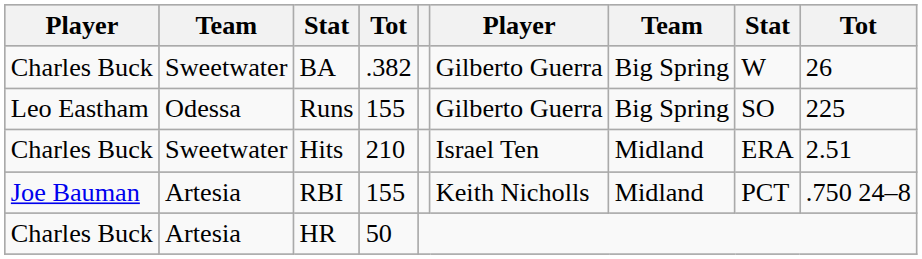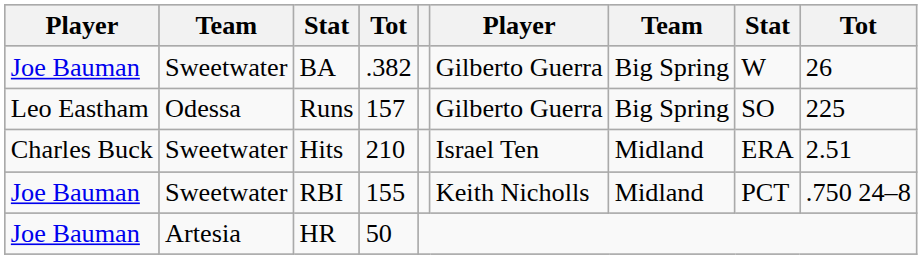(82, 66) Charles Buck -> (75, 66) Joe Bauman
(385, 108) 155 -> (385, 108) 157
(203, 191) Artesia -> (226, 191) Sweetwater
(82, 233) Charles Buck -> (75, 233) Joe Bauman
